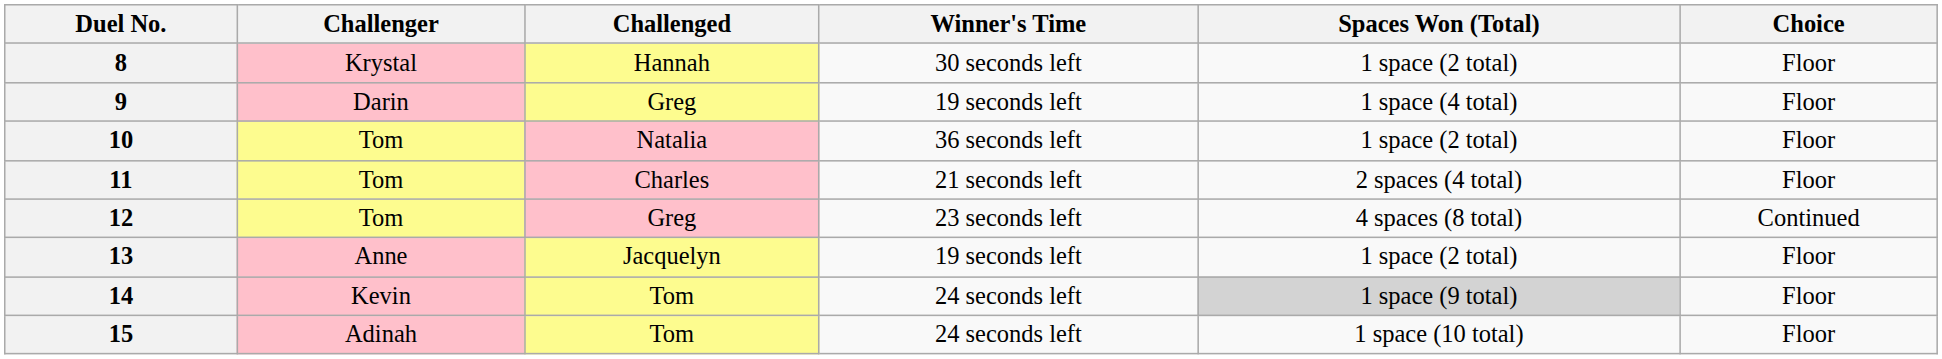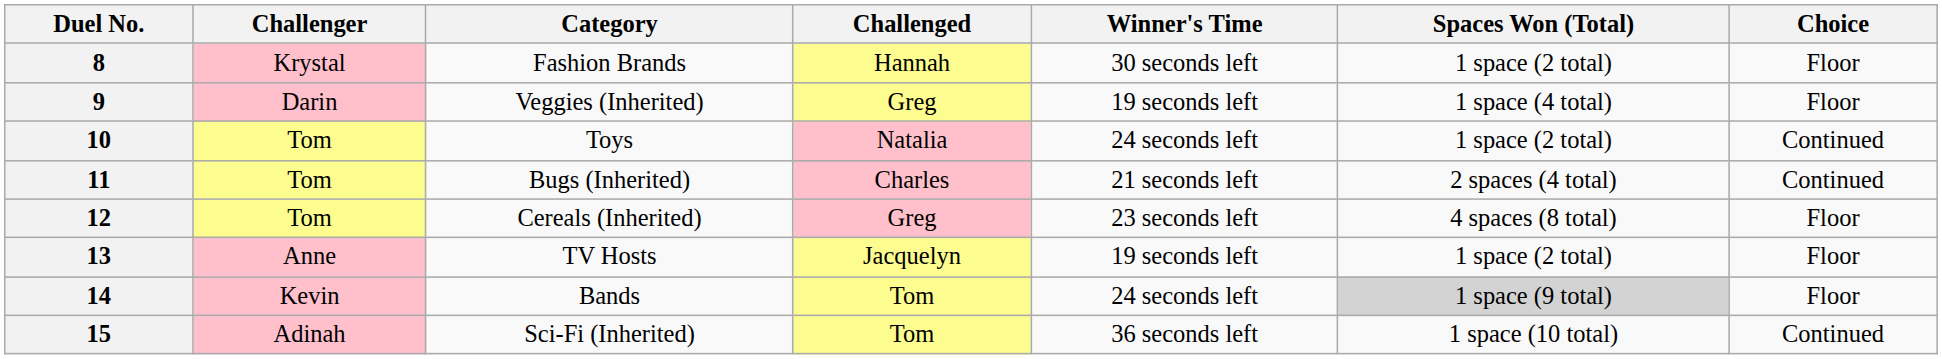+ column: (610, 23)
(1008, 140) 36 seconds left -> (1185, 140) 24 seconds left
(1809, 140) Floor -> (1833, 140) Continued
(1809, 179) Floor -> (1833, 179) Continued
(1809, 218) Continued -> (1833, 218) Floor
(1008, 334) 24 seconds left -> (1185, 334) 36 seconds left
(1809, 334) Floor -> (1833, 334) Continued
